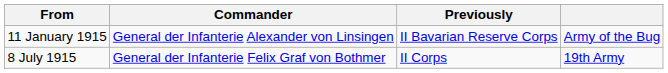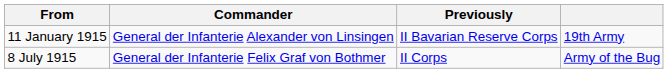(612, 36) Army of the Bug -> (594, 36) 19th Army
(594, 57) 19th Army -> (612, 57) Army of the Bug
